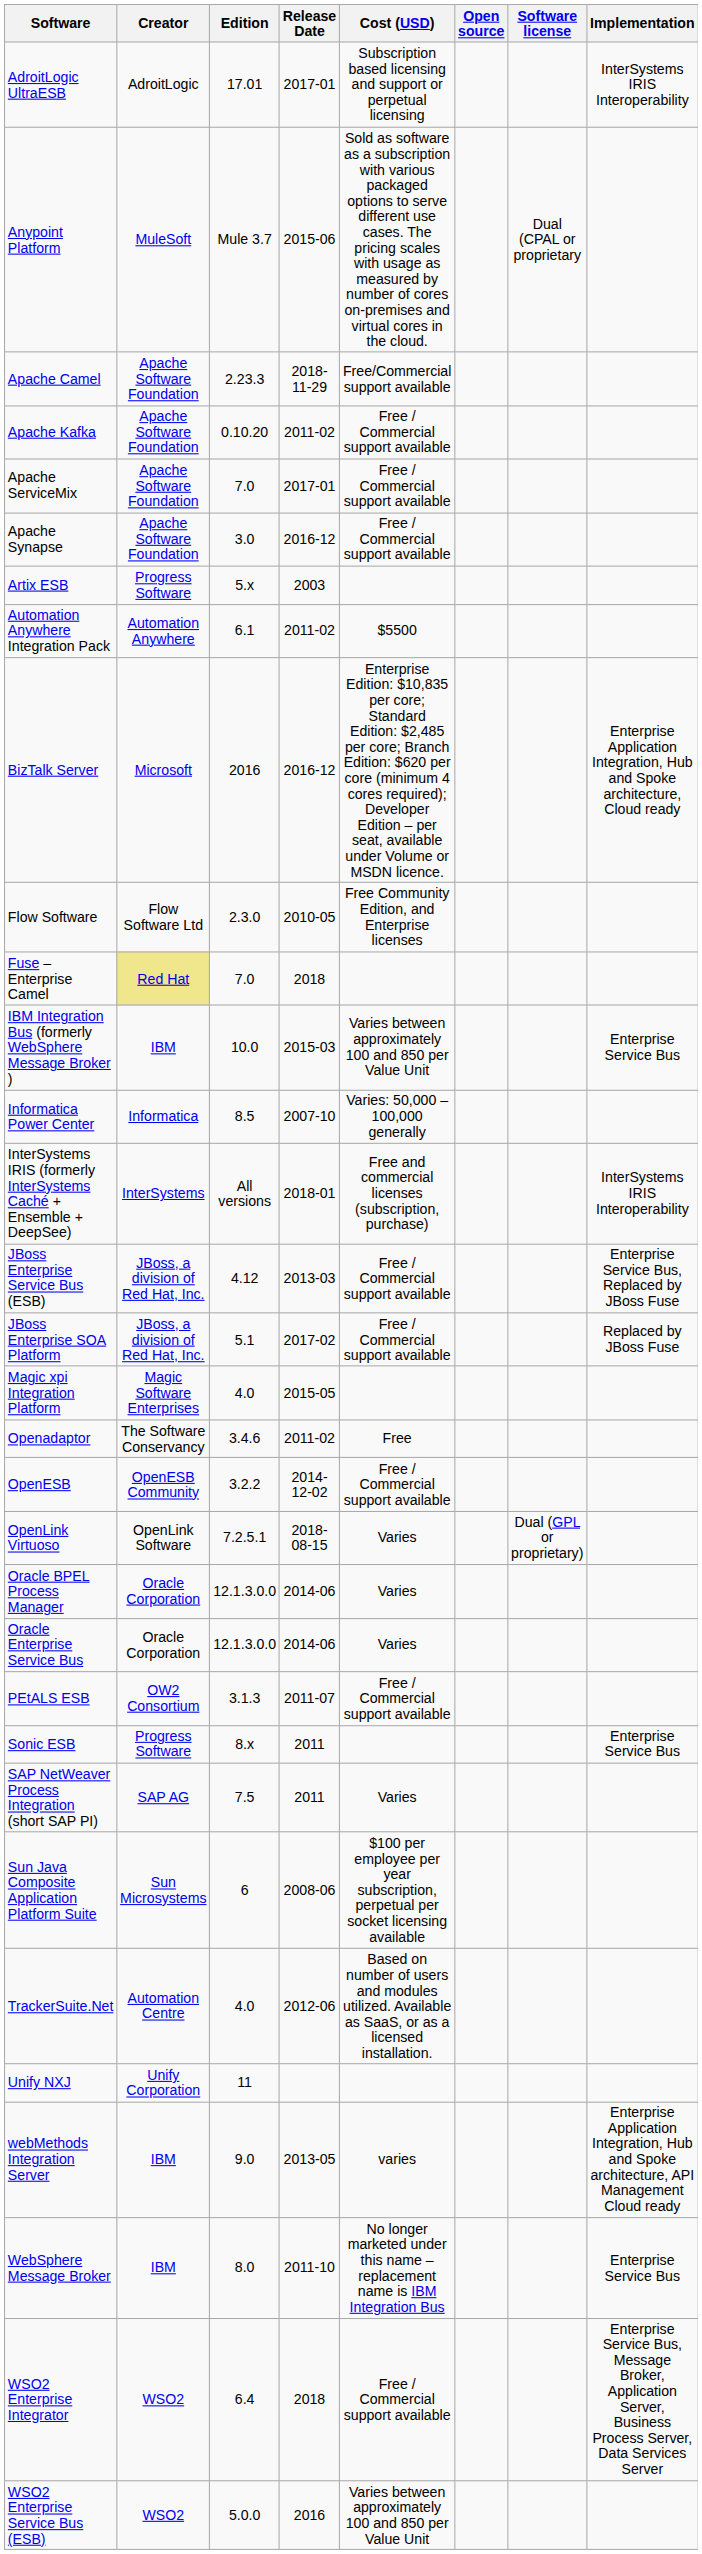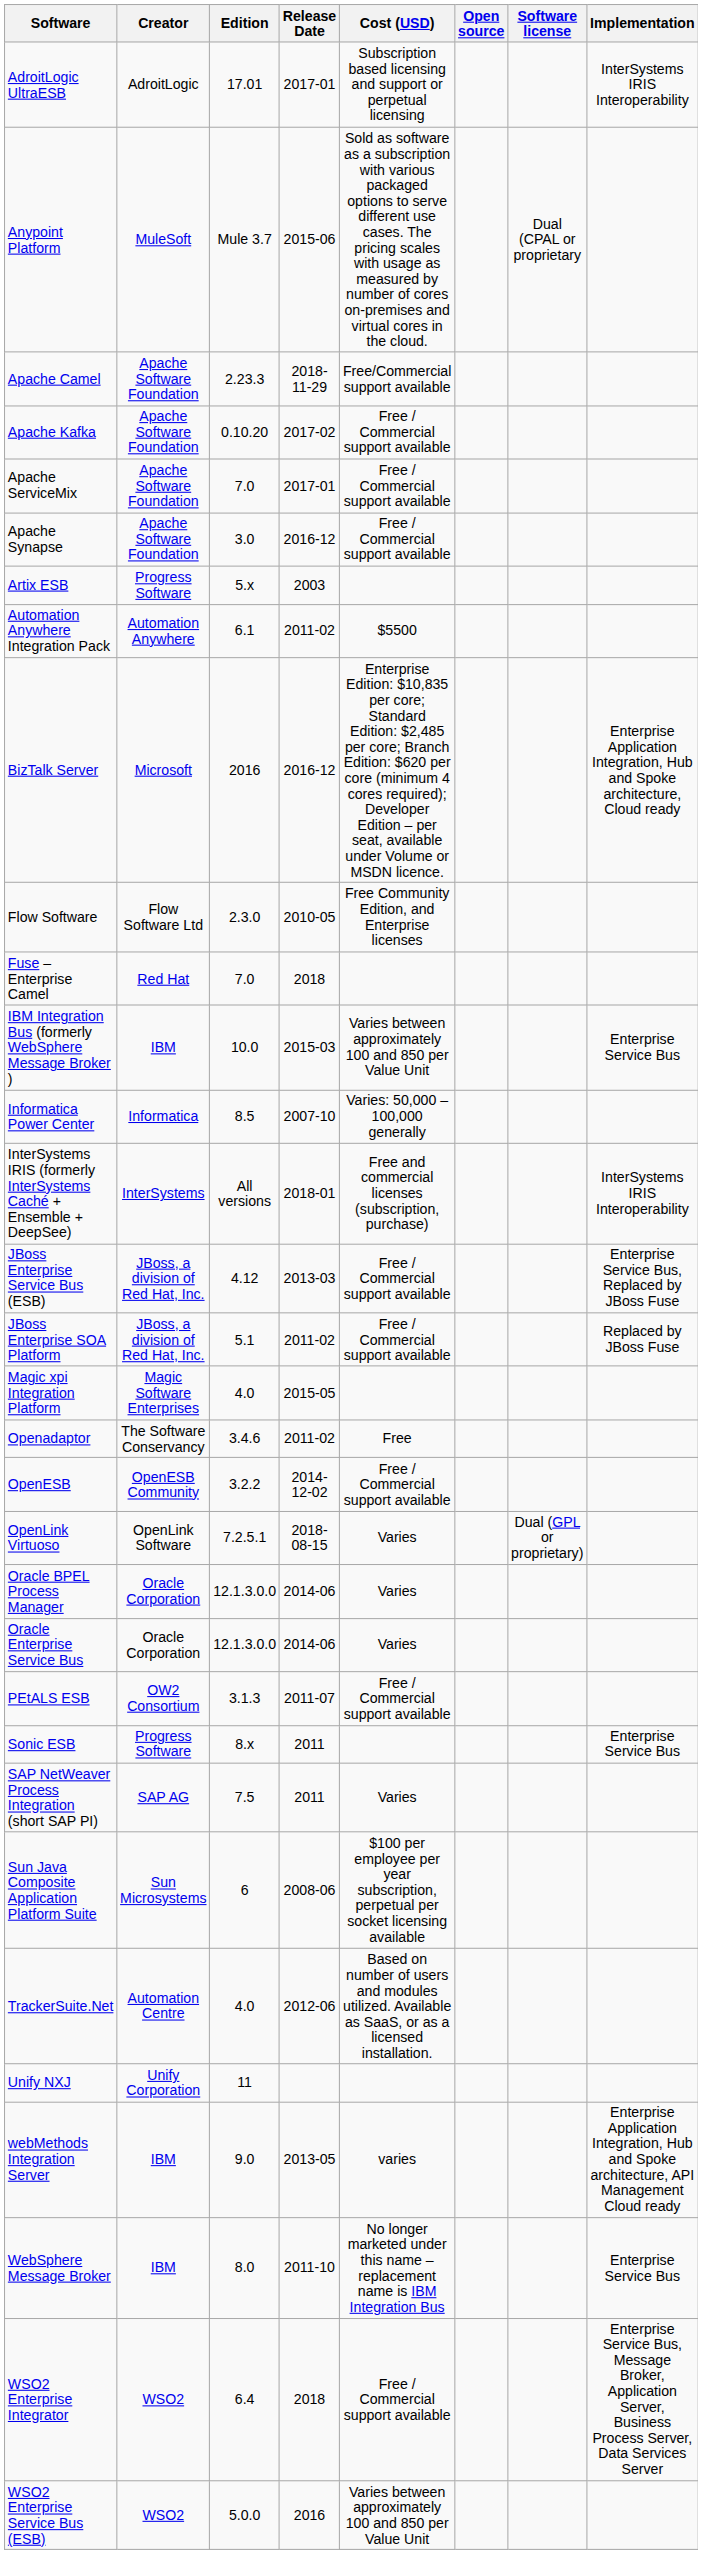(310, 432) 2011-02 -> (310, 432) 2017-02
(163, 979) khaki background -> (163, 979) no background
(310, 1340) 2017-02 -> (310, 1340) 2011-02
